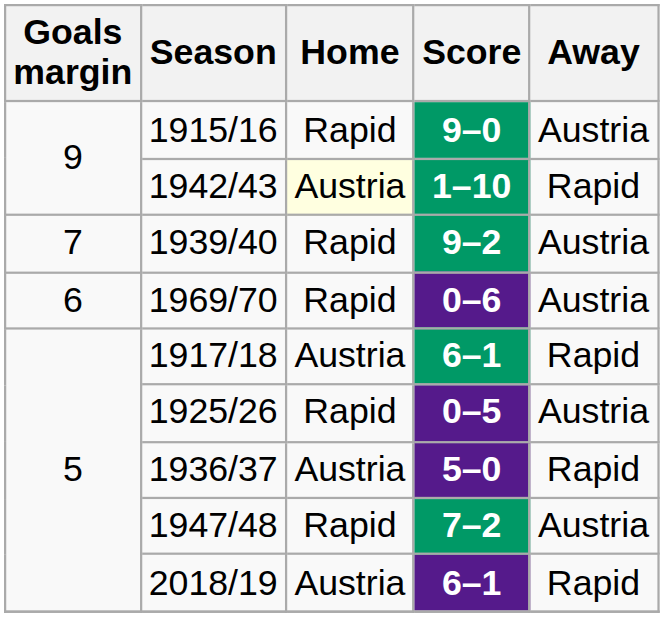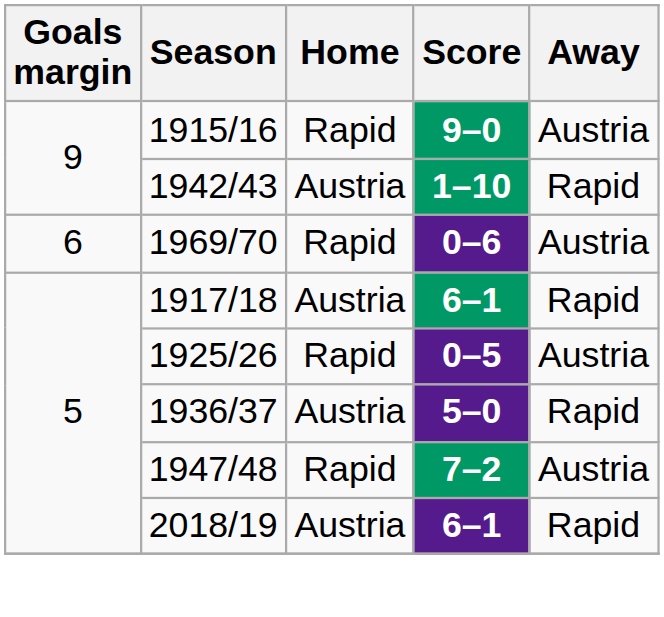(350, 186) lightyellow background -> (350, 186) no background
- row: (213, 242)
